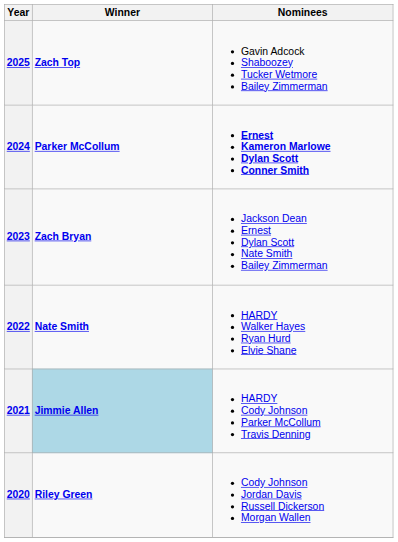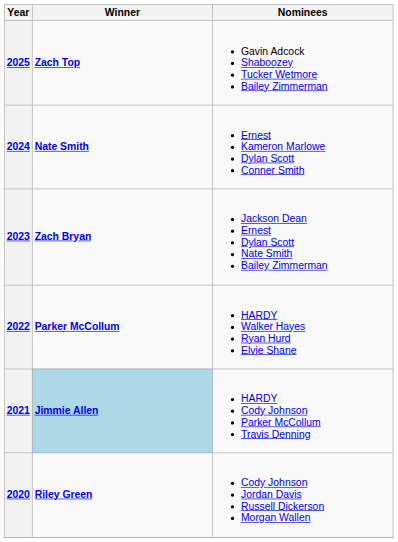(77, 147) Parker McCollum -> (62, 147) Nate Smith
(303, 153) bold -> (303, 153) normal
(62, 327) Nate Smith -> (77, 327) Parker McCollum
